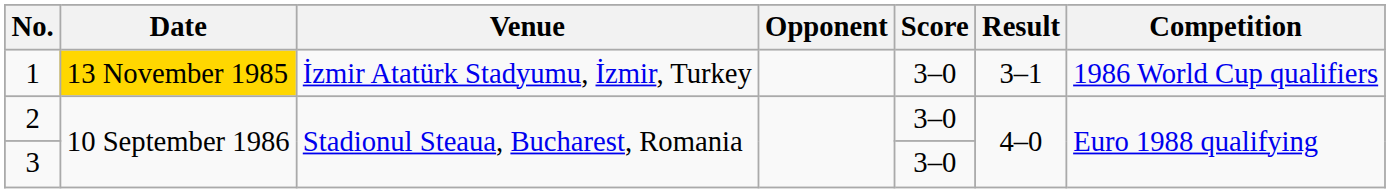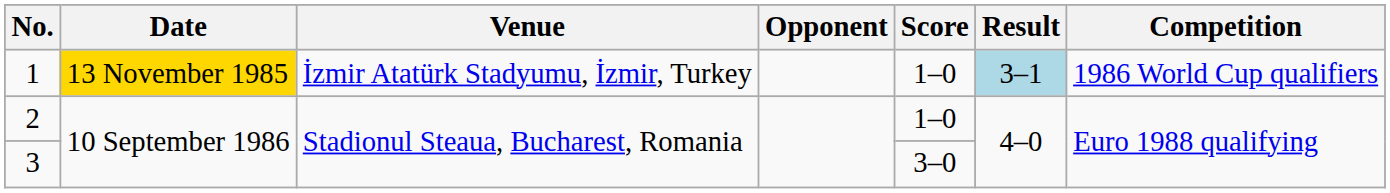(935, 72) 3–0 -> (935, 72) 1–0
(1021, 72) no background -> (1021, 72) lightblue background
(935, 118) 3–0 -> (935, 118) 1–0
